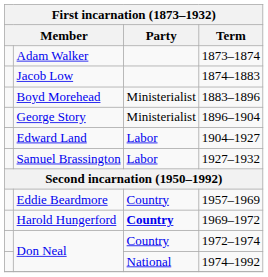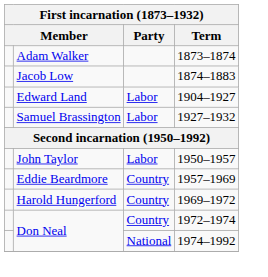- row: (59, 96)
- row: (51, 117)
+ row: (47, 158)
(150, 220) bold -> (148, 199) normal
